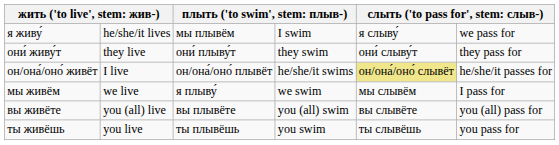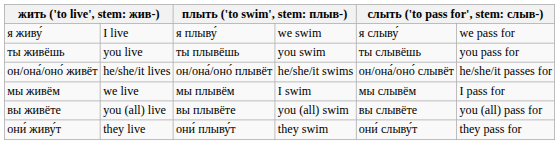(137, 33) he/she/it lives -> (116, 33) I live
(205, 33) мы плывём -> (196, 33) я плыву́
(295, 33) I swim -> (300, 33) we swim
rows swapped: (36, 129) <-> (34, 52)
(116, 71) I live -> (137, 71) he/she/it lives
(406, 71) khaki background -> (406, 71) no background
(196, 91) я плыву́ -> (205, 91) мы плывём
(300, 91) we swim -> (295, 91) I swim
